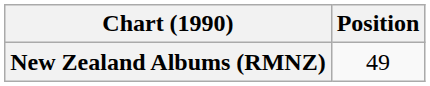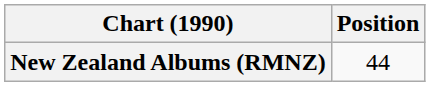(378, 61) 49 -> (378, 61) 44
